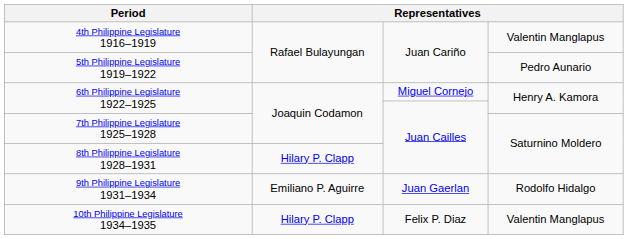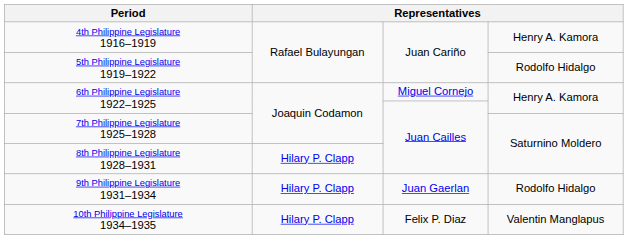(556, 37) Valentin Manglapus -> (556, 37) Henry A. Kamora
(556, 67) Pedro Aunario -> (556, 67) Rodolfo Hidalgo
(317, 189) Emiliano P. Aguirre -> (317, 189) Hilary P. Clapp
